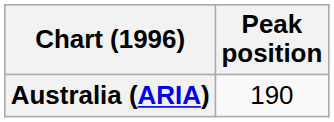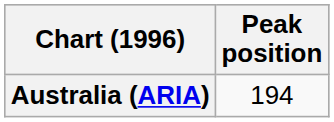(272, 95) 190 -> (272, 95) 194
